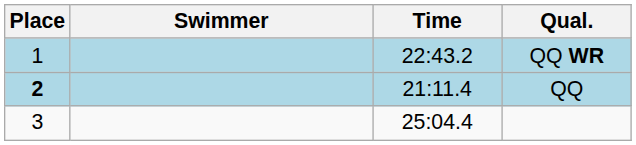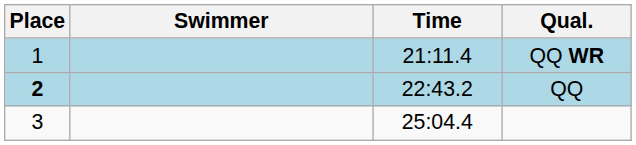(437, 55) 22:43.2 -> (437, 55) 21:11.4
(437, 88) 21:11.4 -> (437, 88) 22:43.2
